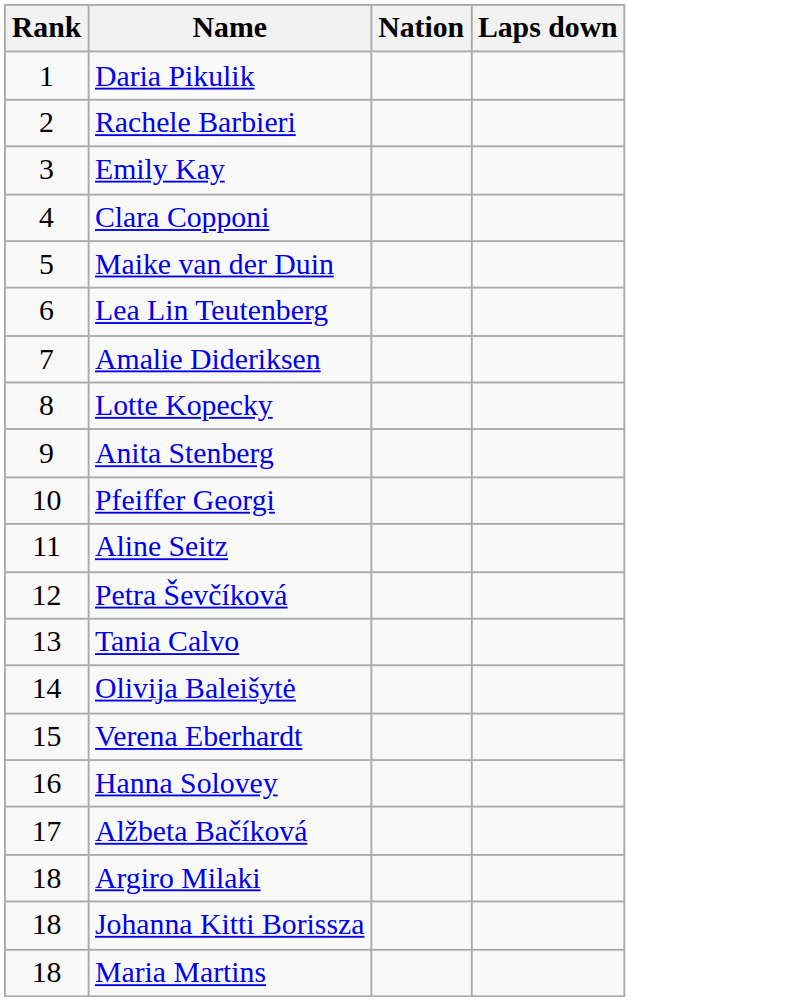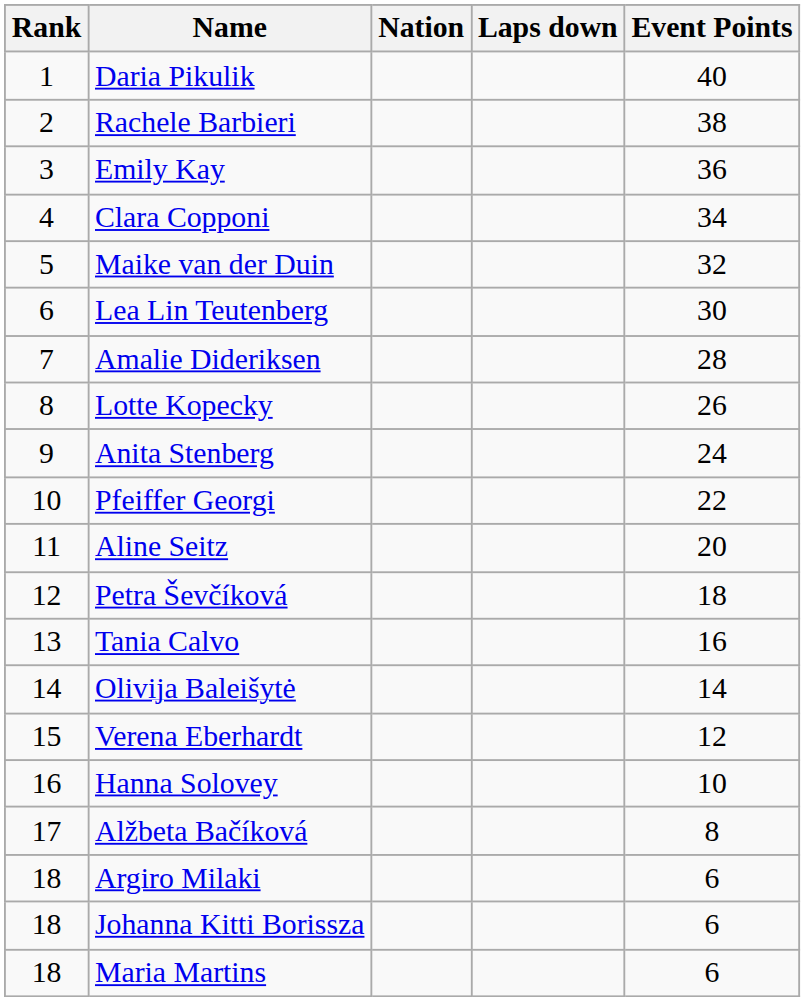+ column: (712, 28)
